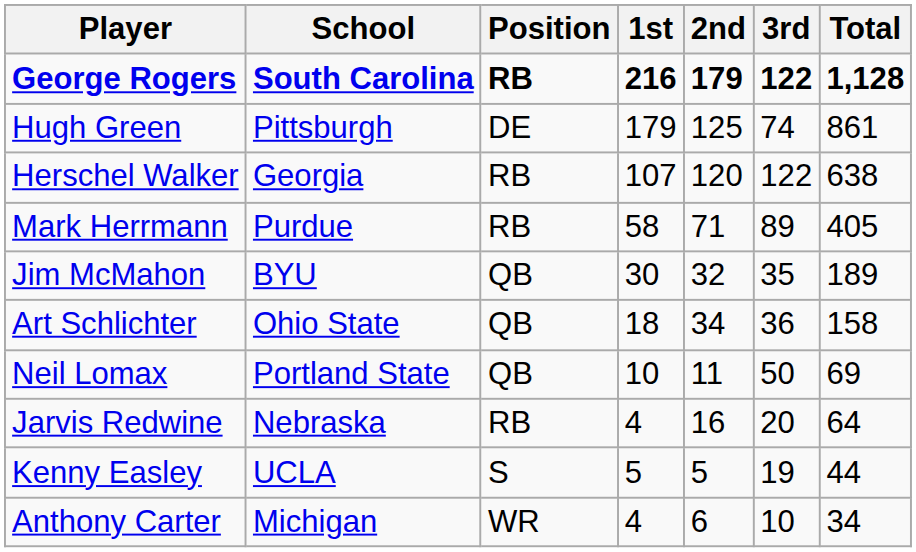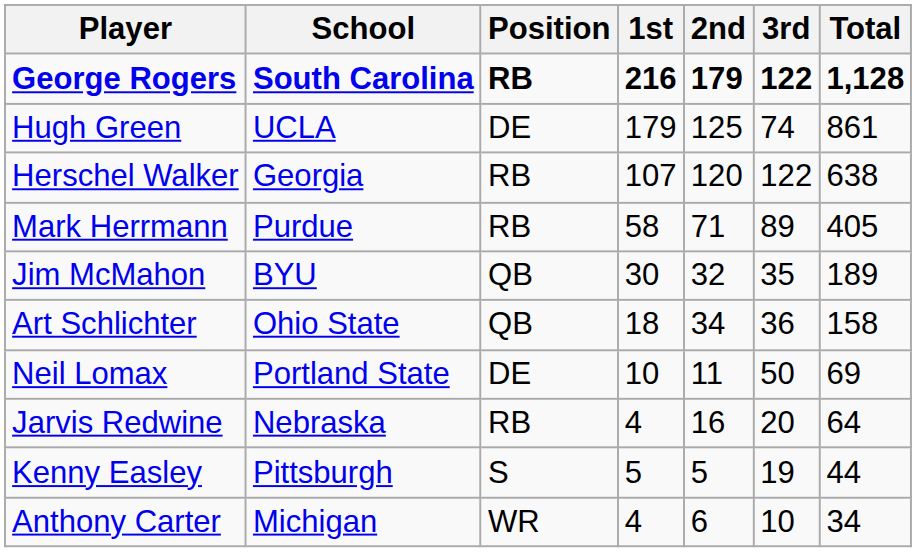(323, 127) Pittsburgh -> (294, 127) UCLA
(510, 373) QB -> (510, 373) DE
(294, 472) UCLA -> (323, 472) Pittsburgh
